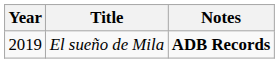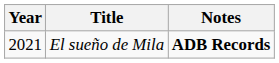(25, 44) 2019 -> (25, 44) 2021
